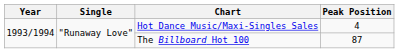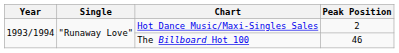(357, 26) 4 -> (357, 26) 2
(357, 40) 87 -> (357, 40) 46
